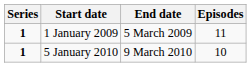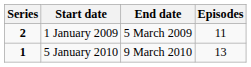(23, 33) 1 -> (23, 33) 2
(221, 52) 10 -> (221, 52) 13
